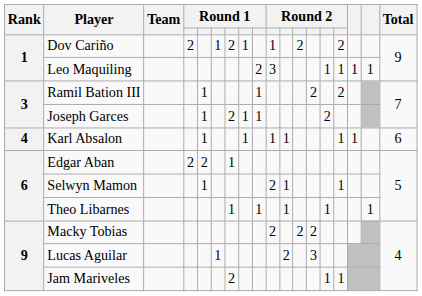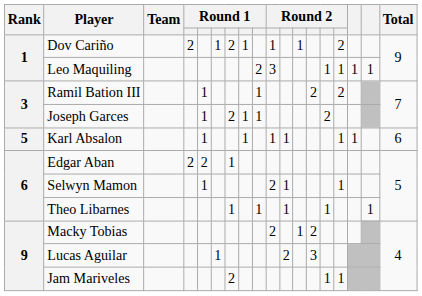(300, 46) 2 -> (300, 46) 1
(24, 139) 4 -> (24, 139) 5
(300, 232) 2 -> (300, 232) 1
